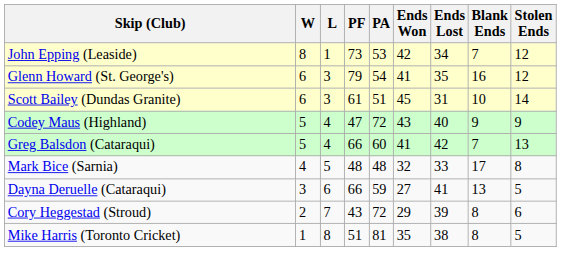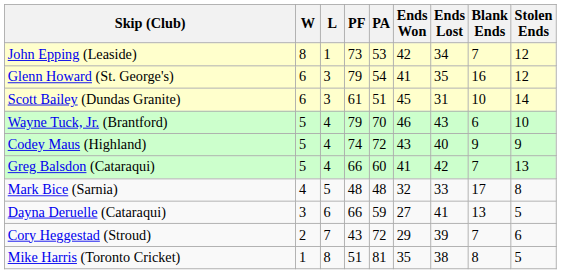+ row: (88, 122)
(355, 122) 47 -> (355, 144) 74
(475, 212) 8 -> (475, 235) 7
